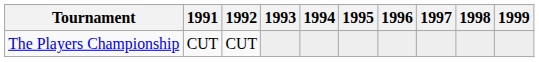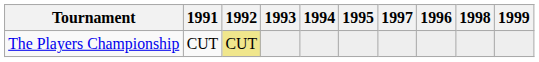columns swapped: (397, 17) <-> (436, 17)
(241, 43) no background -> (241, 43) khaki background
